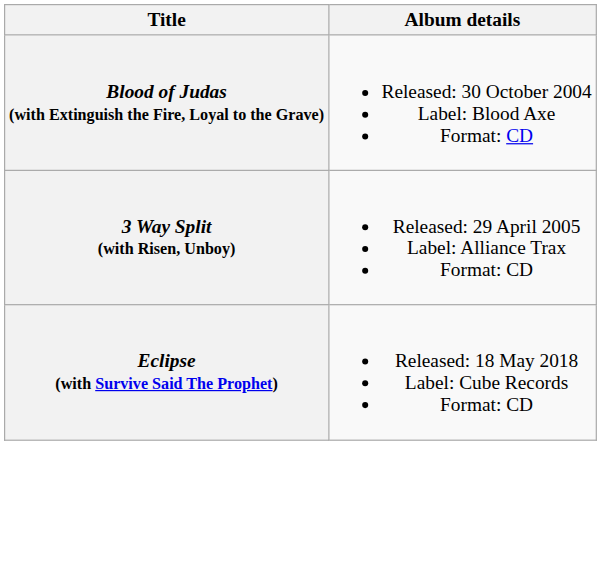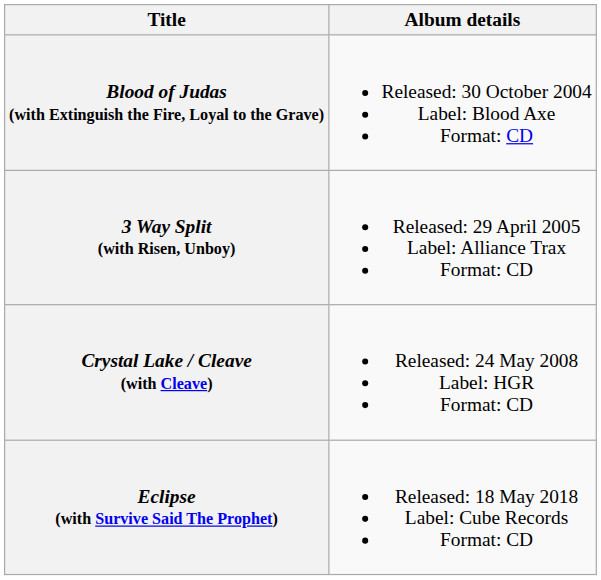+ row: (167, 372)
